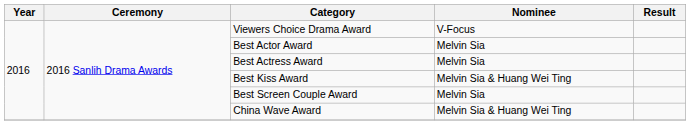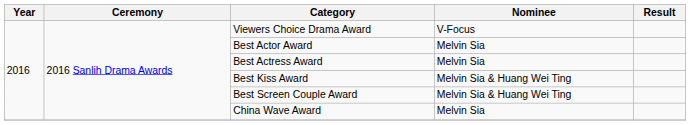(461, 95) Melvin Sia -> (504, 95) Melvin Sia & Huang Wei Ting
(504, 111) Melvin Sia & Huang Wei Ting -> (461, 111) Melvin Sia
